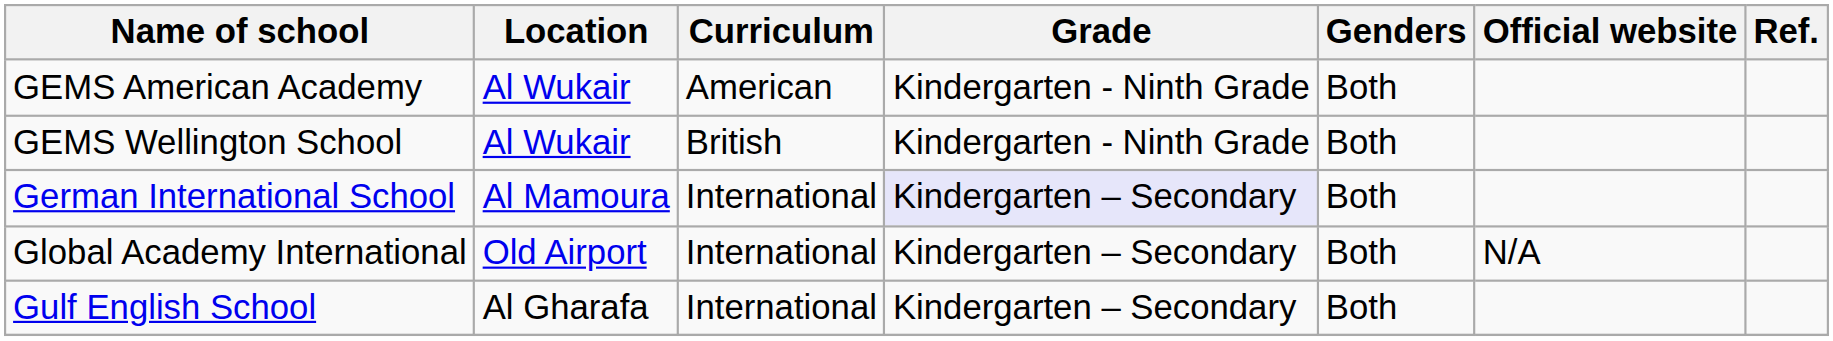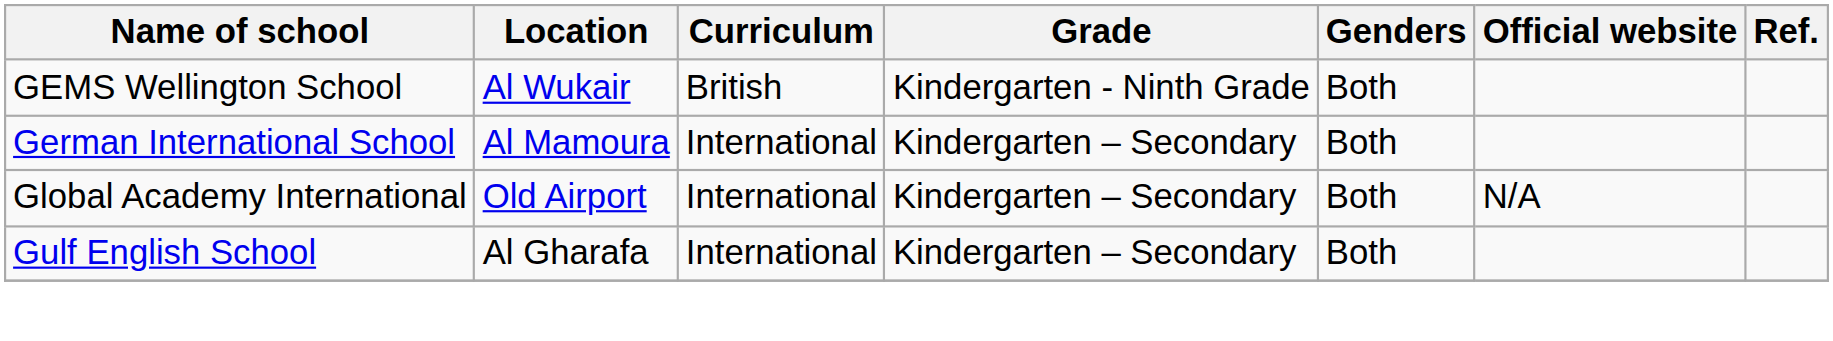- row: (218, 87)
(1095, 197) lavender background -> (1095, 142) no background
